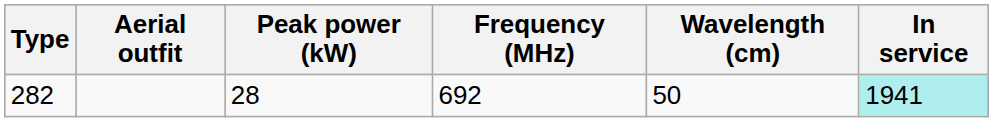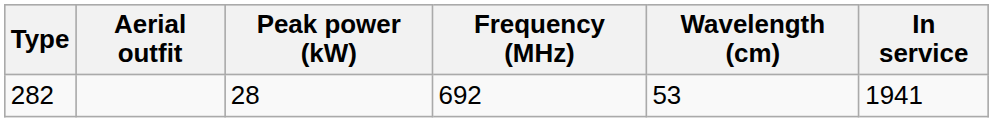(667, 95) 50 -> (667, 95) 53
(894, 95) paleturquoise background -> (894, 95) no background
